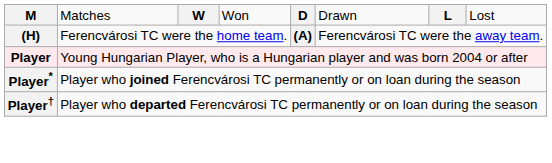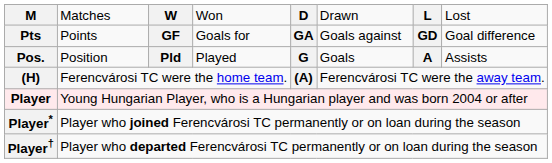+ row: (31, 36)
+ row: (31, 57)
